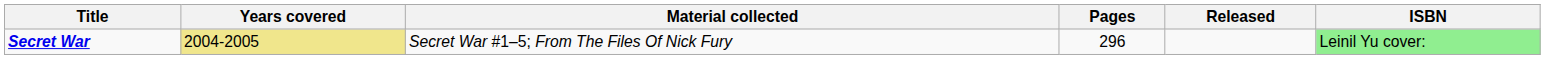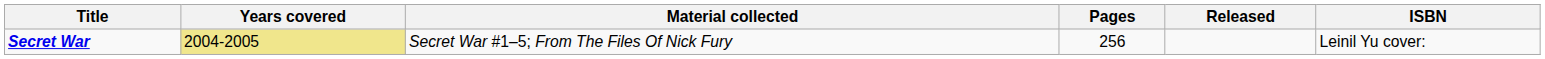(1112, 41) 296 -> (1112, 41) 256
(1373, 41) lightgreen background -> (1373, 41) no background
